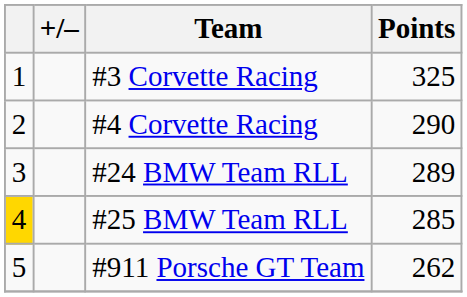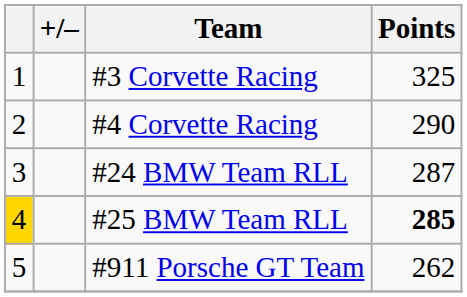(434, 172) 289 -> (434, 172) 287
(434, 220) normal -> (434, 220) bold
